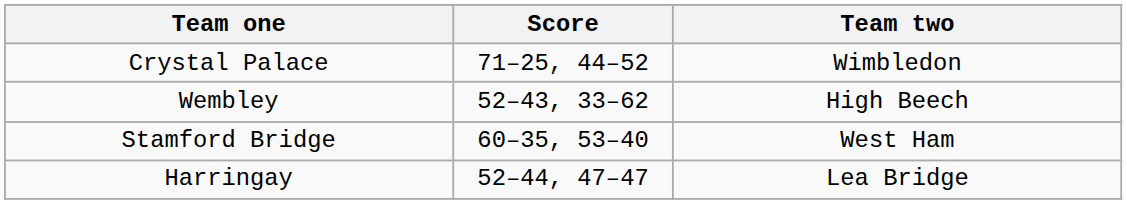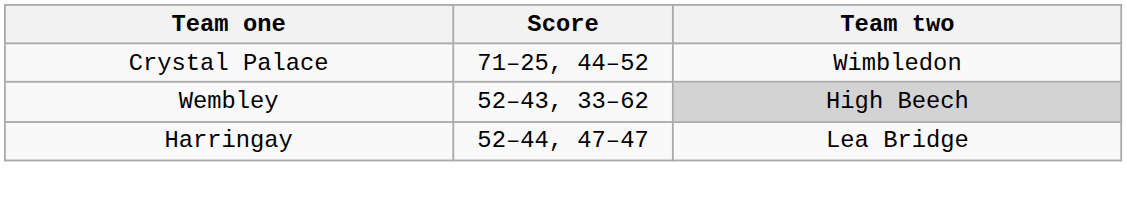(897, 102) no background -> (897, 102) lightgrey background
- row: (229, 141)
